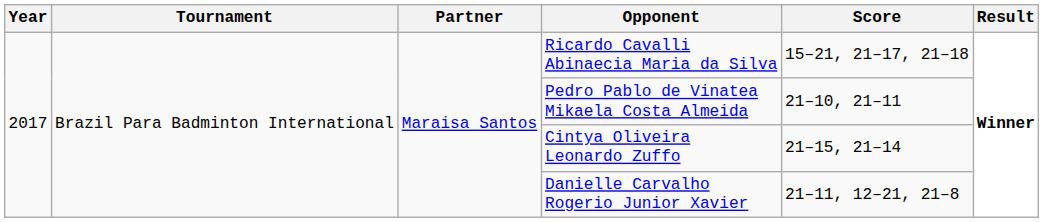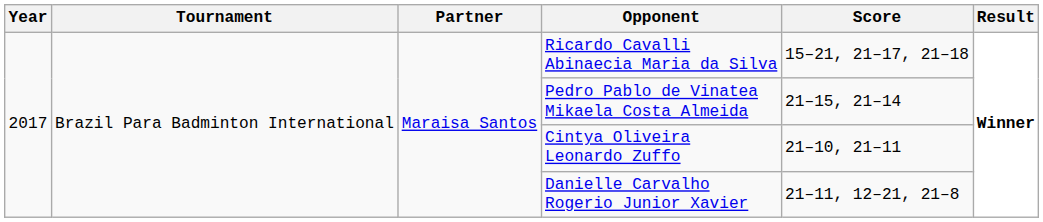(843, 101) 21–10, 21–11 -> (843, 101) 21–15, 21–14
(843, 148) 21–15, 21–14 -> (843, 148) 21–10, 21–11
